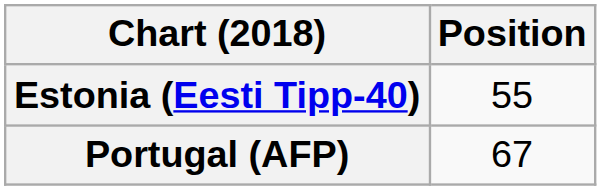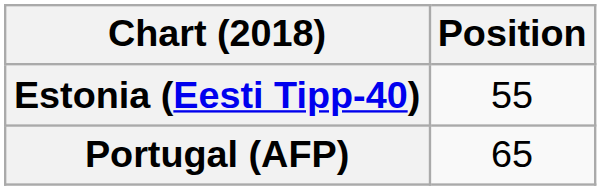(512, 154) 67 -> (512, 154) 65
